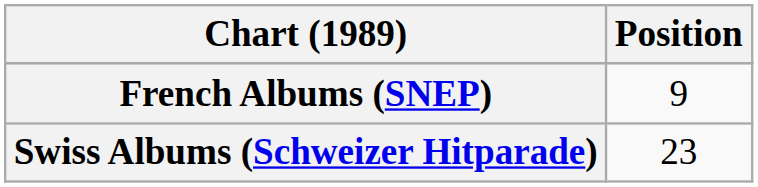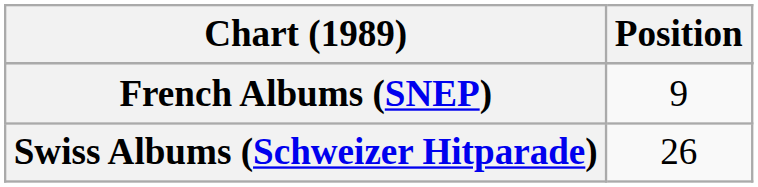(679, 151) 23 -> (679, 151) 26
